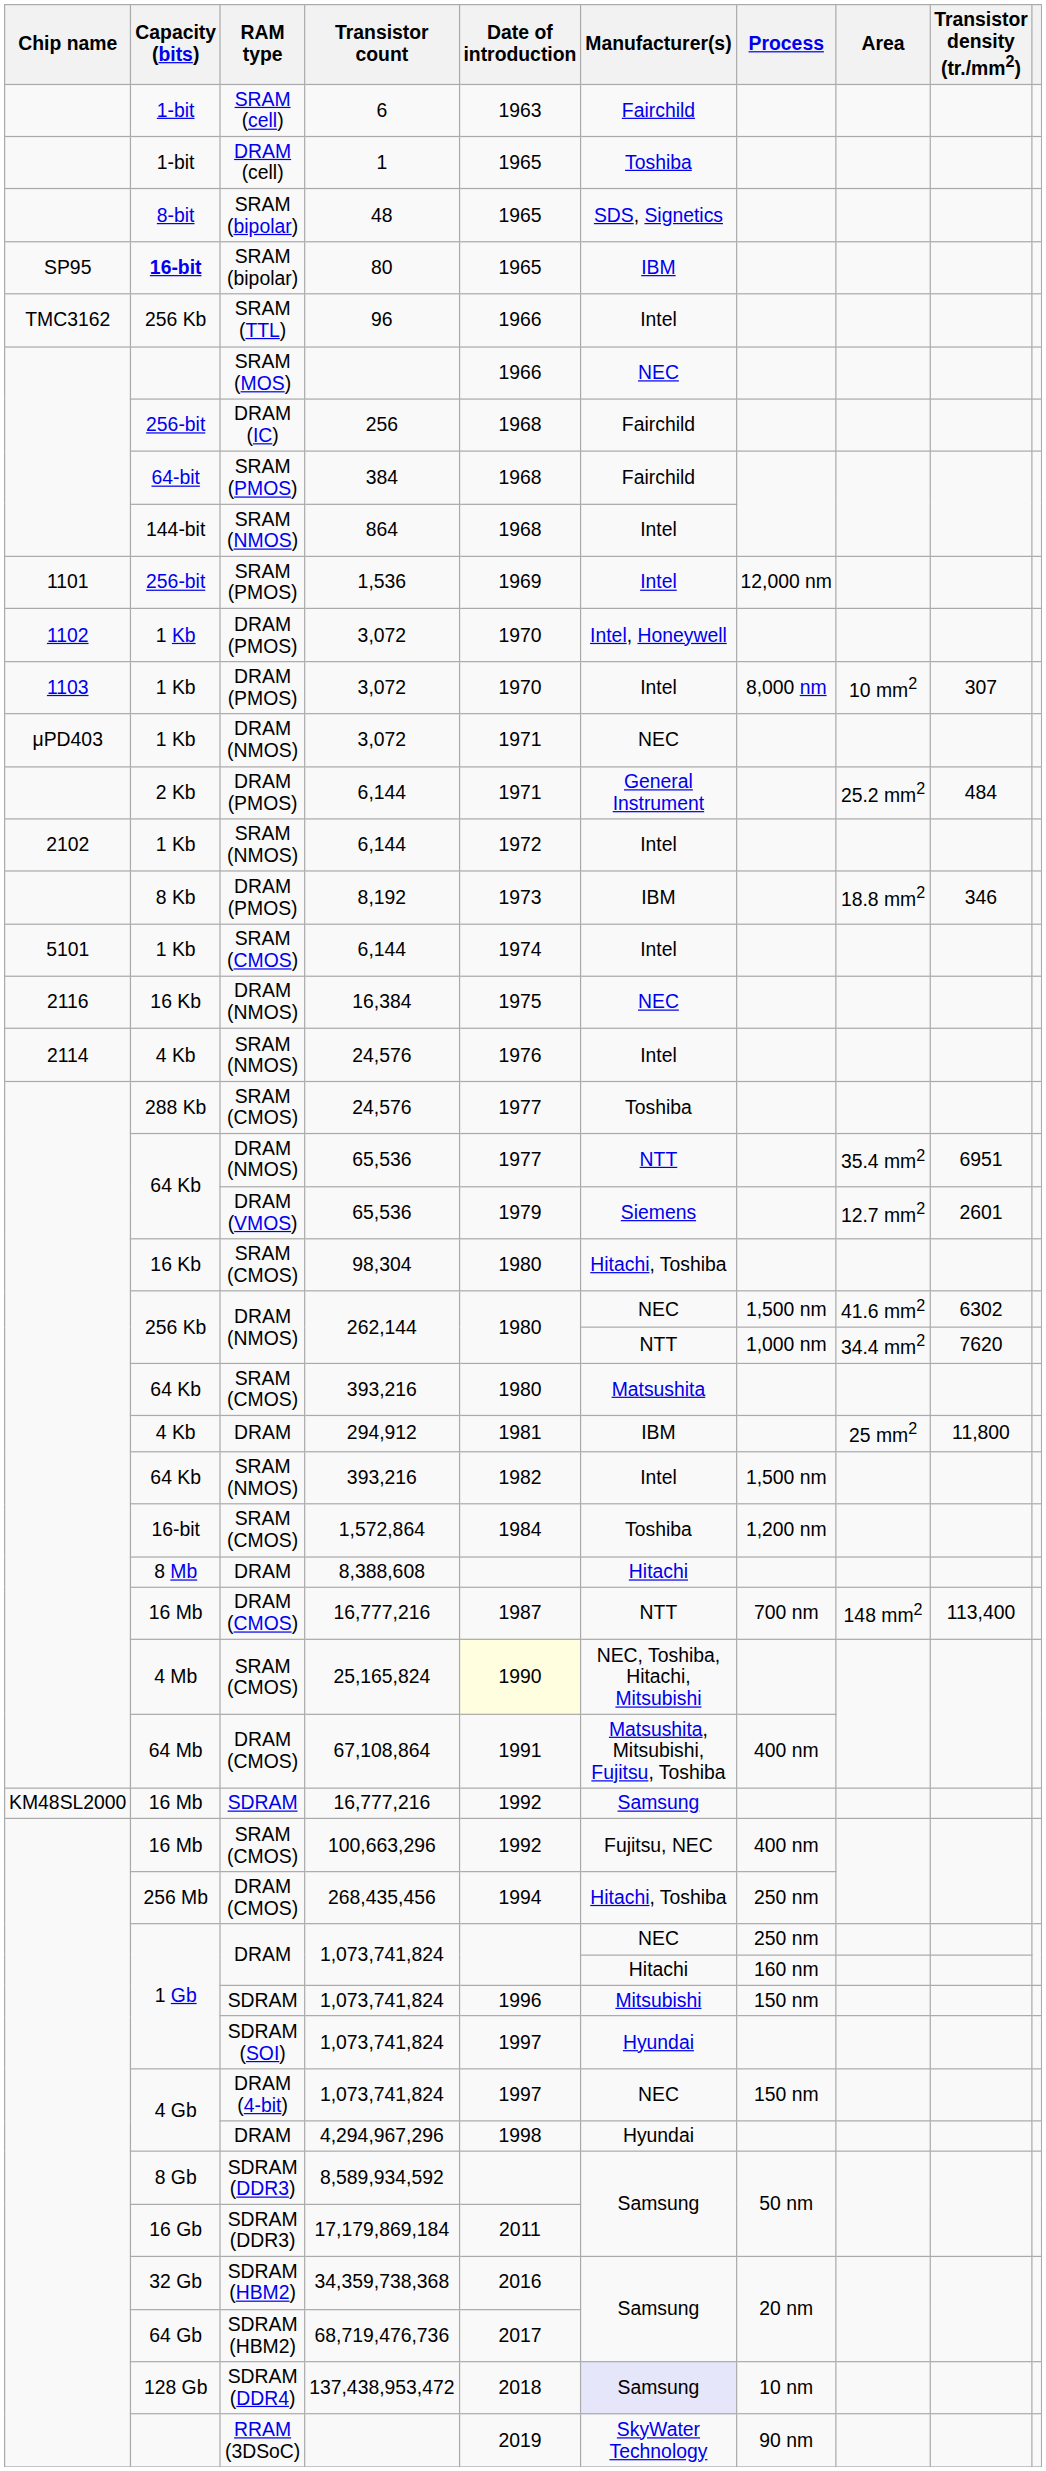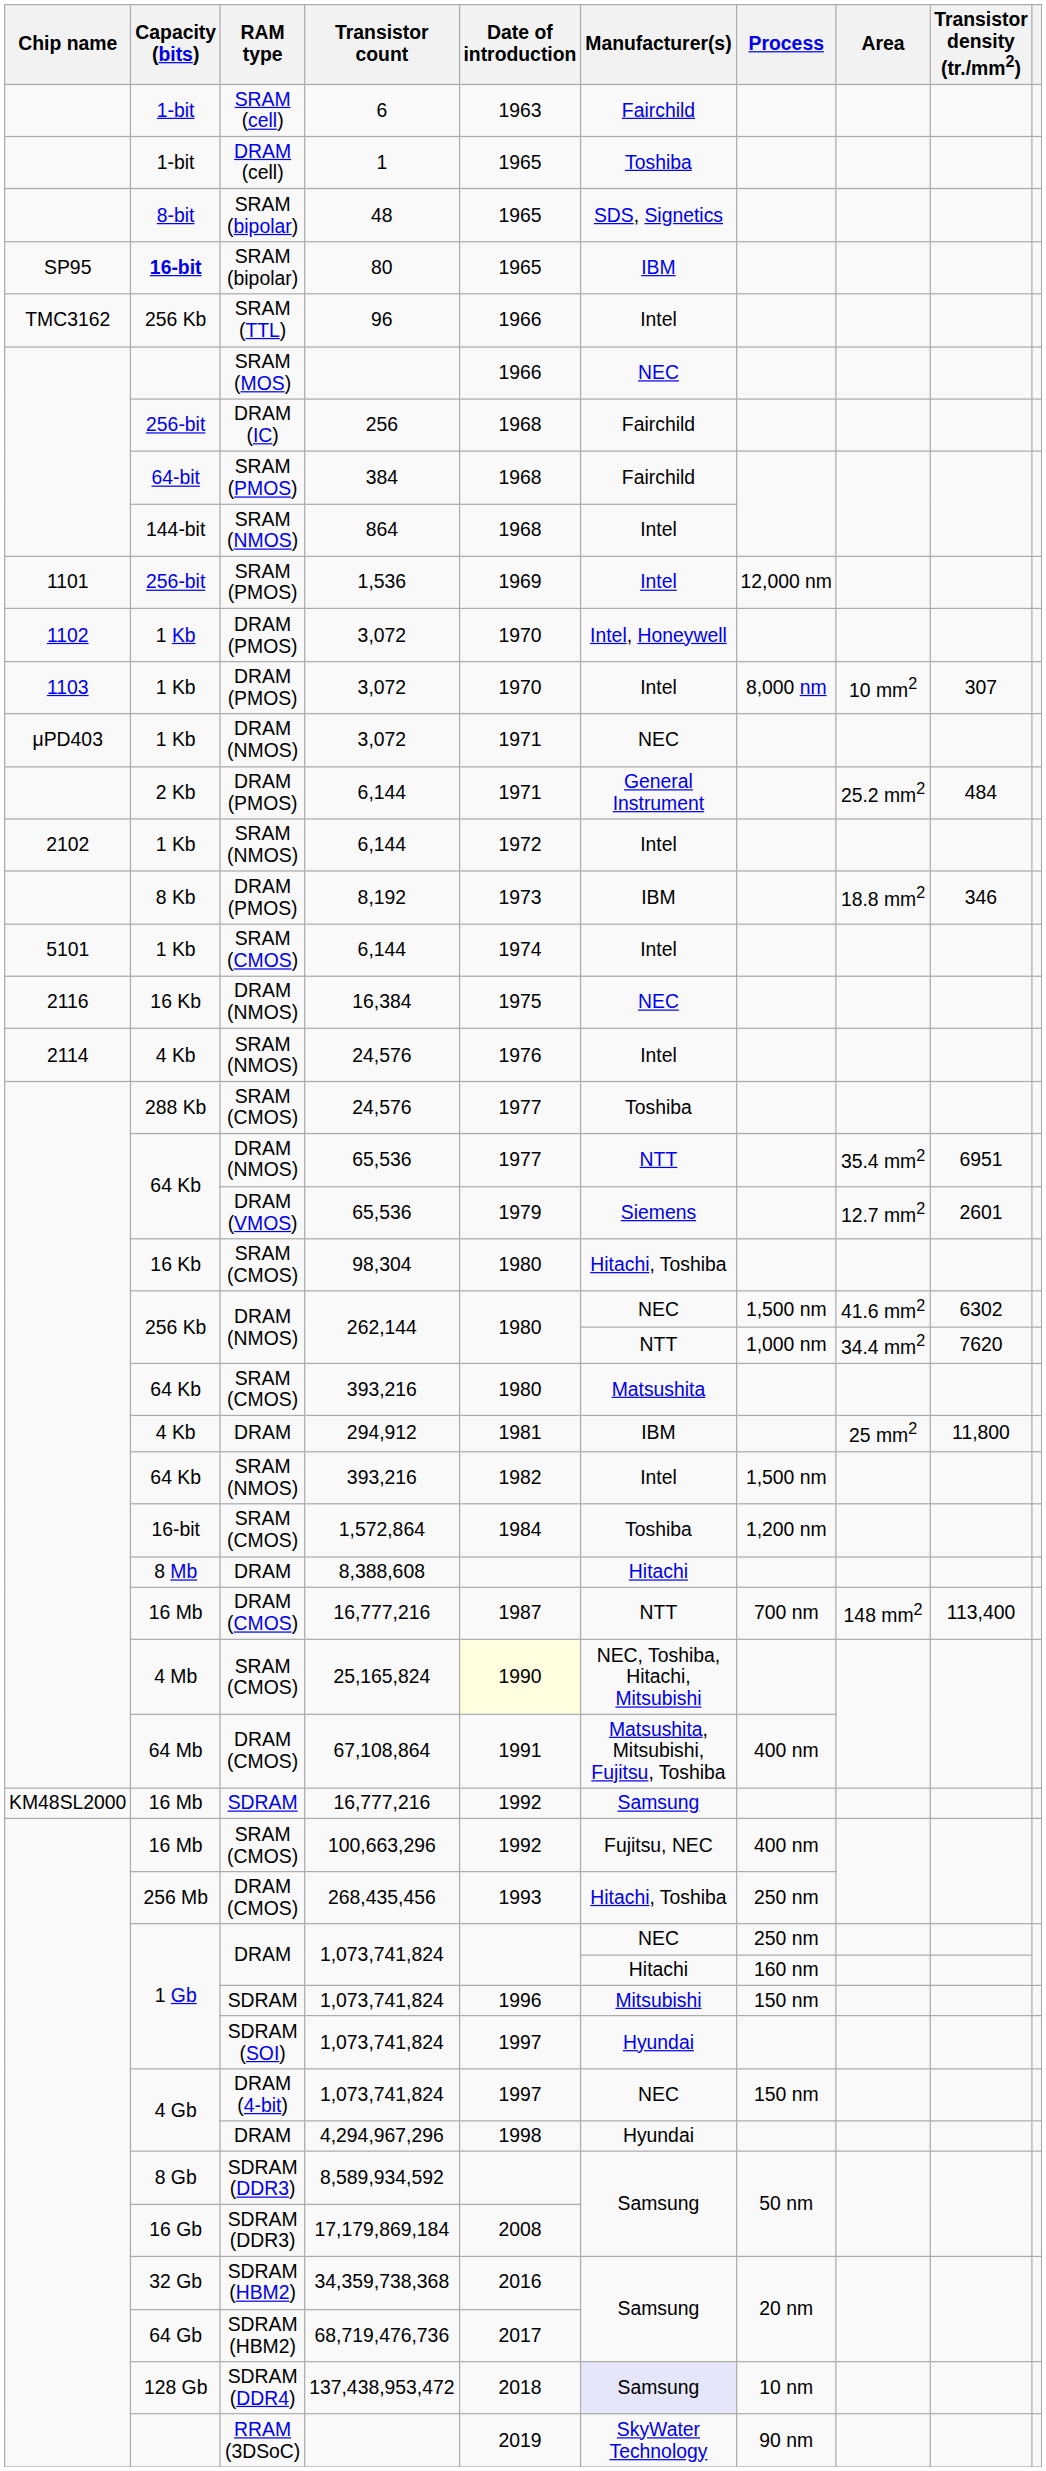(520, 1897) 1994 -> (520, 1897) 1993
(520, 2230) 2011 -> (520, 2230) 2008
